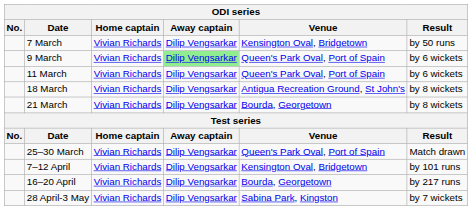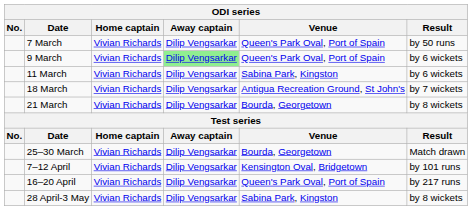(304, 43) Kensington Oval, Bridgetown -> (313, 43) Queen's Park Oval, Port of Spain
(313, 74) Queen's Park Oval, Port of Spain -> (290, 74) Sabina Park, Kingston
(436, 89) by 8 wickets -> (436, 89) by 7 wickets
(313, 151) Queen's Park Oval, Port of Spain -> (286, 151) Bourda, Georgetown
(286, 182) Bourda, Georgetown -> (313, 182) Queen's Park Oval, Port of Spain
(436, 197) by 7 wickets -> (436, 197) by 8 wickets
